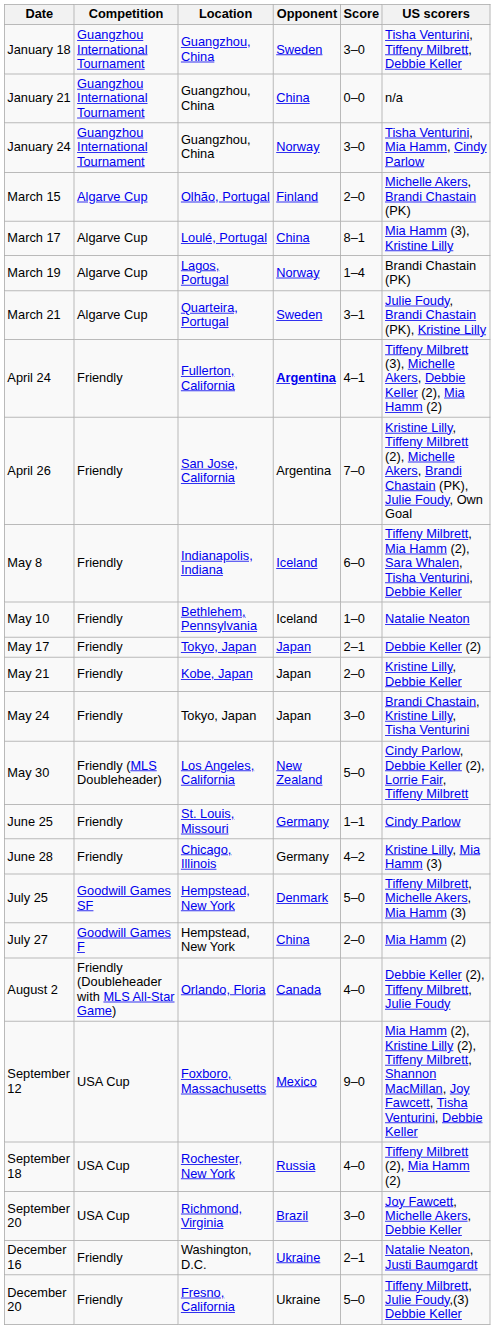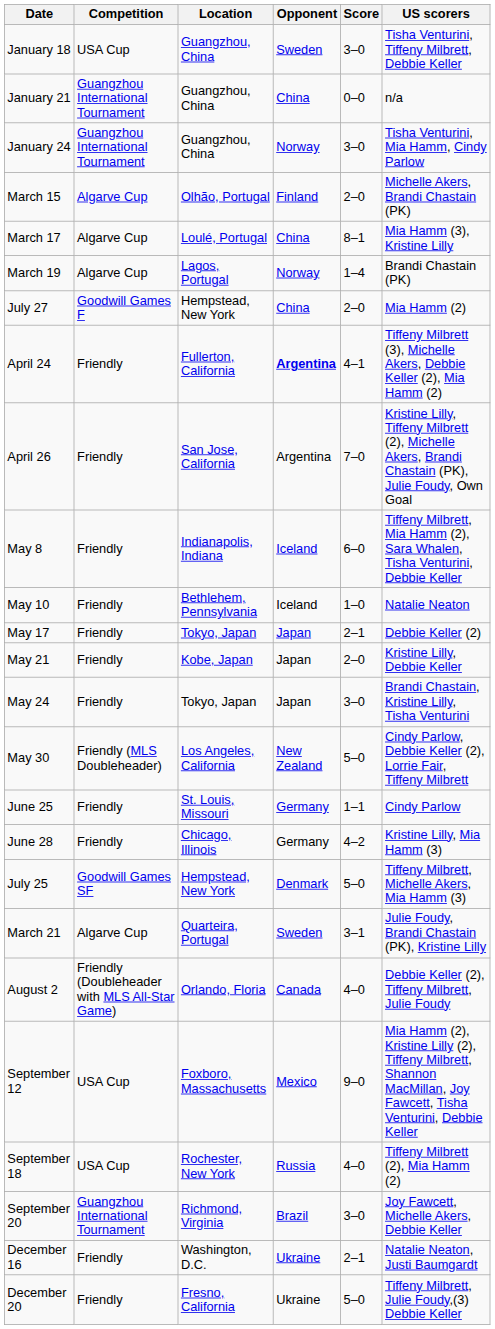(112, 49) Guangzhou International Tournament -> (103, 49) USA Cup
rows swapped: (34, 315) <-> (28, 940)
(103, 1215) USA Cup -> (112, 1215) Guangzhou International Tournament
